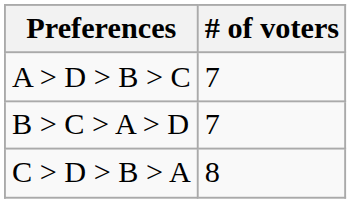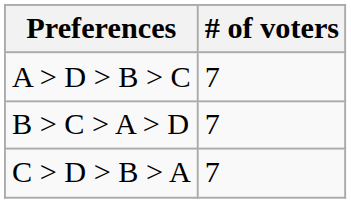(212, 172) 8 -> (212, 172) 7
